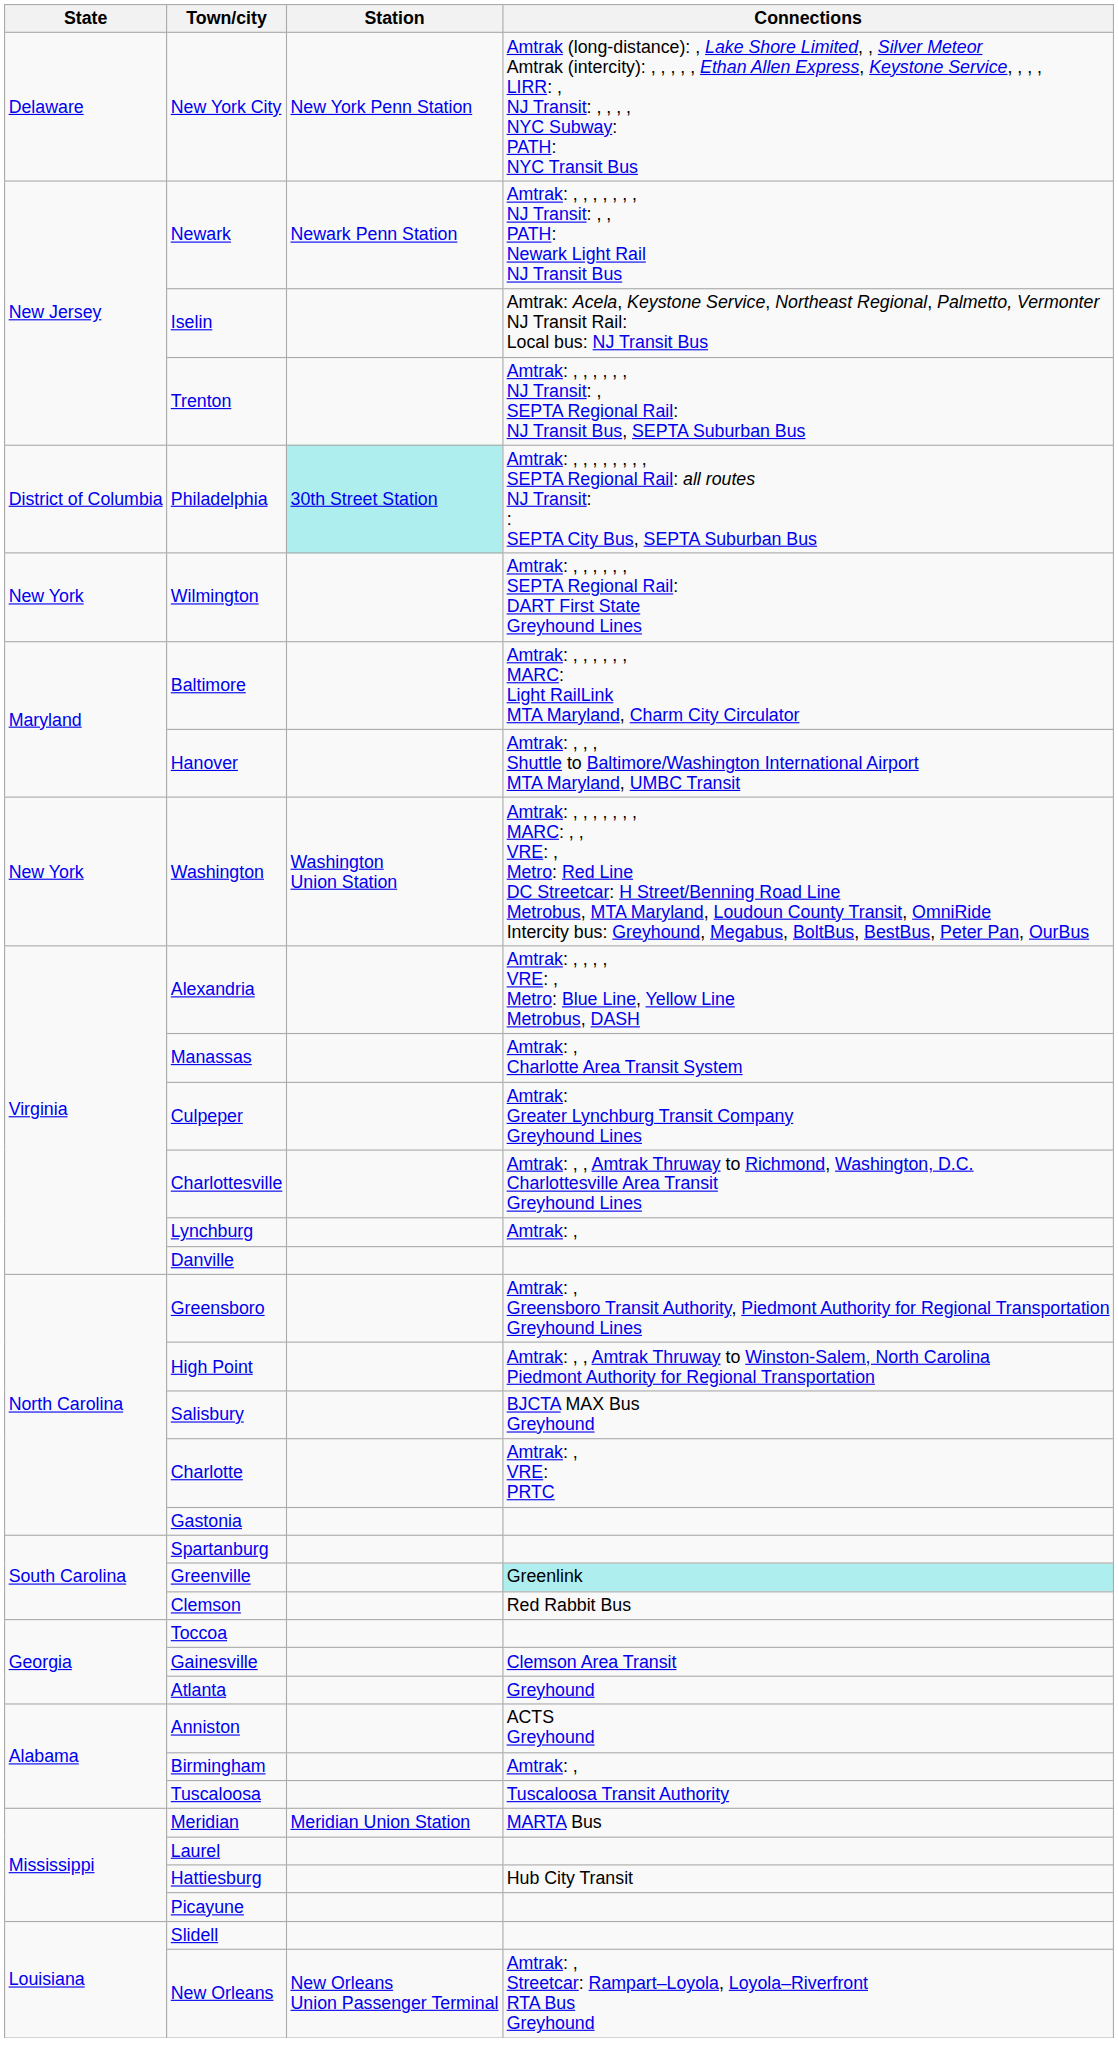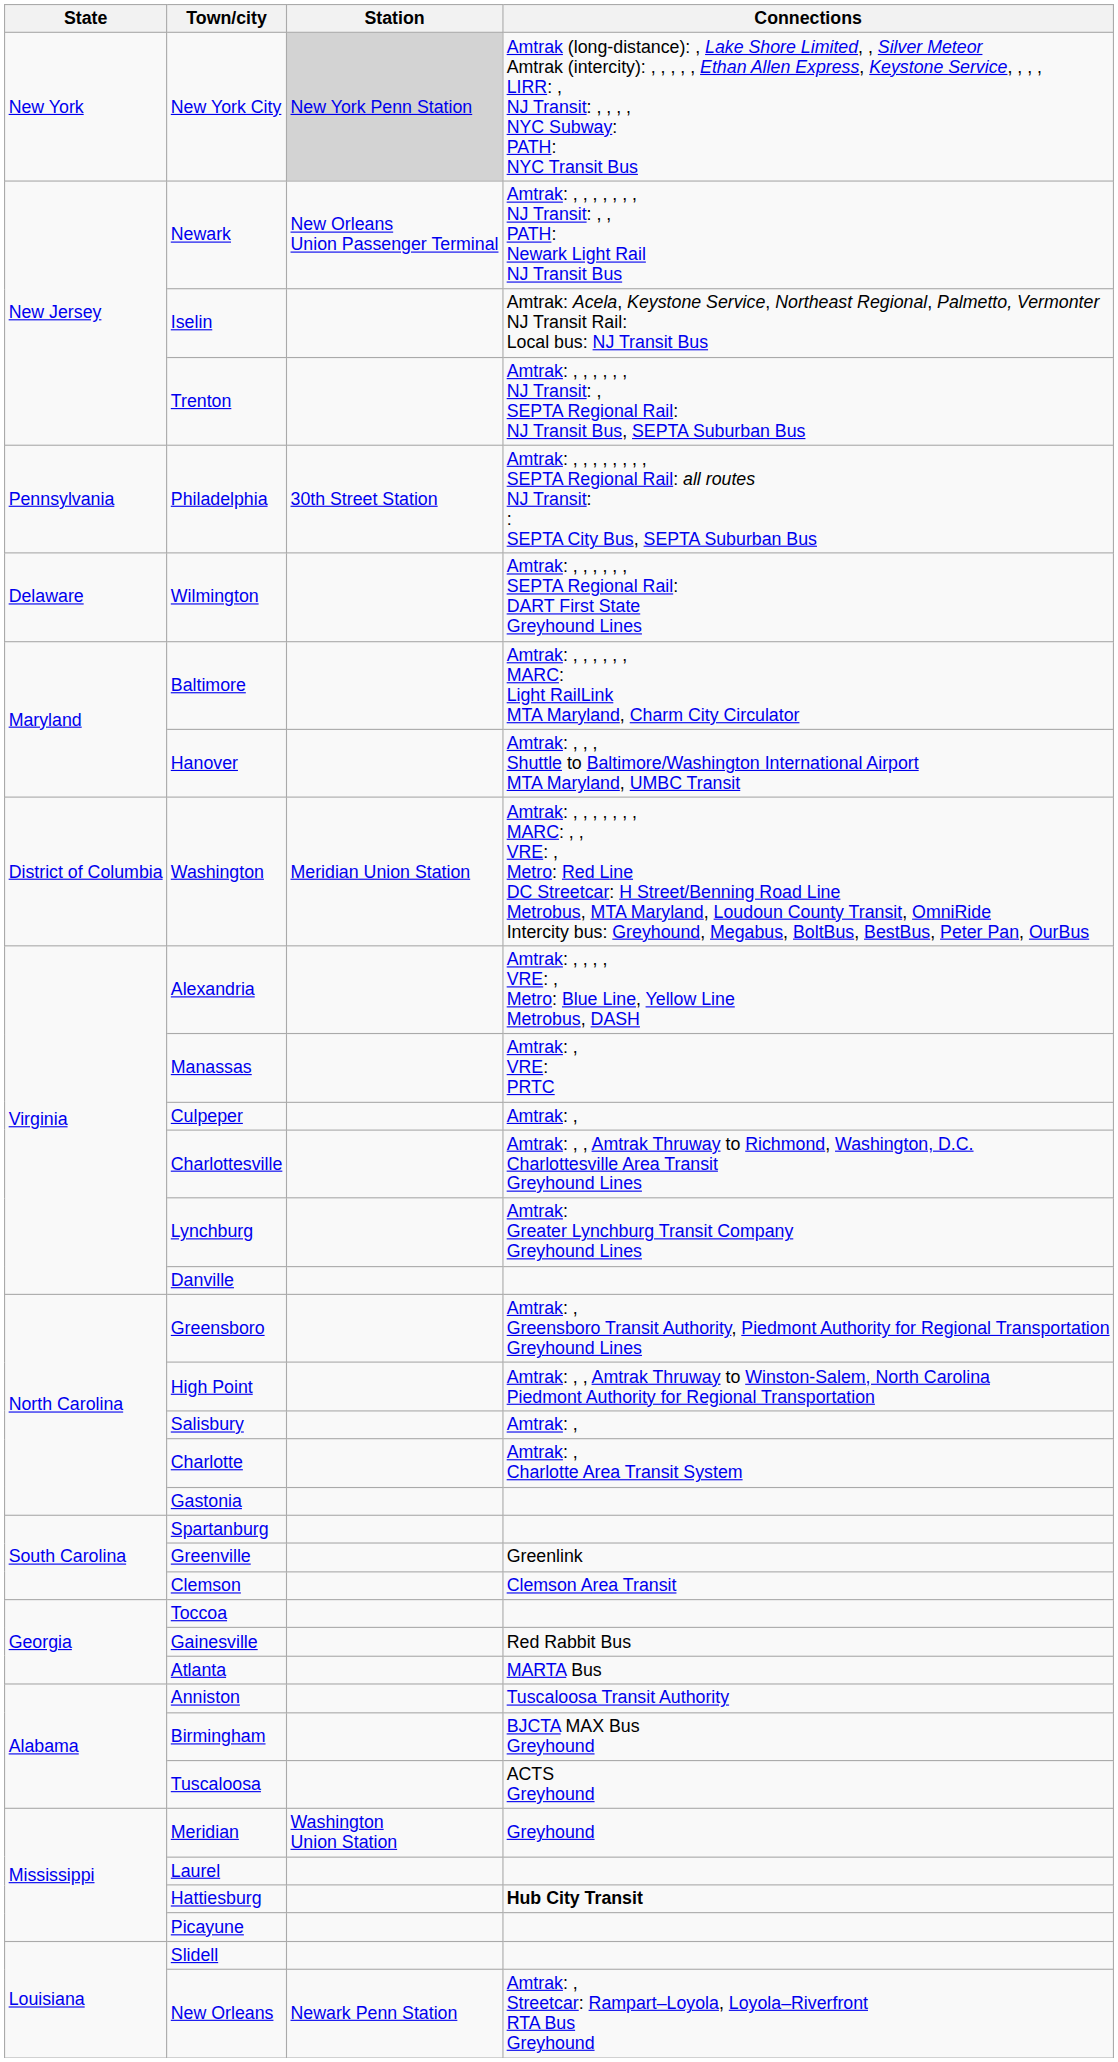(46, 106) Delaware -> (46, 106) New York
(381, 106) no background -> (381, 106) lightgrey background
(374, 234) Newark Penn Station -> (395, 234) New Orleans Union Passenger Terminal
(86, 499) District of Columbia -> (61, 499) Pennsylvania
(364, 499) paleturquoise background -> (364, 499) no background
(46, 597) New York -> (46, 597) Delaware
(46, 871) New York -> (86, 871) District of Columbia
(344, 871) Washington Union Station -> (380, 871) Meridian Union Station
(625, 1057) Amtrak: , Charlotte Area Transit System -> (542, 1067) Amtrak: , VRE: PRTC
(650, 1115) Amtrak: Greater Lynchburg Transit Company Greyhound Lines -> (542, 1115) Amtrak: ,
(542, 1232) Amtrak: , -> (650, 1232) Amtrak: Greater Lynchburg Transit Company Greyhound Lines
(573, 1414) BJCTA MAX Bus Greyhound -> (542, 1424) Amtrak: ,
(542, 1472) Amtrak: , VRE: PRTC -> (625, 1462) Amtrak: , Charlotte Area Transit System
(545, 1577) paleturquoise background -> (545, 1557) no background
(569, 1605) Red Rabbit Bus -> (592, 1585) Clemson Area Transit
(592, 1661) Clemson Area Transit -> (569, 1641) Red Rabbit Bus
(551, 1689) Greyhound -> (554, 1669) MARTA Bus
(551, 1728) ACTS Greyhound -> (618, 1698) Tuscaloosa Transit Authority
(542, 1766) Amtrak: , -> (573, 1736) BJCTA MAX Bus Greyhound
(618, 1794) Tuscaloosa Transit Authority -> (551, 1784) ACTS Greyhound
(380, 1822) Meridian Union Station -> (344, 1832) Washington Union Station
(554, 1822) MARTA Bus -> (551, 1832) Greyhound
(570, 1878) normal -> (575, 1898) bold
(395, 1993) New Orleans Union Passenger Terminal -> (374, 2013) Newark Penn Station
